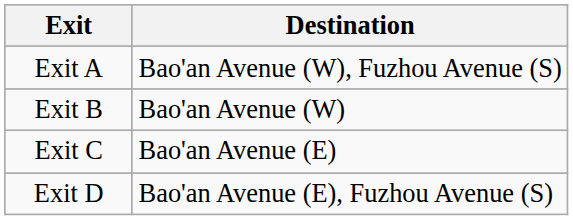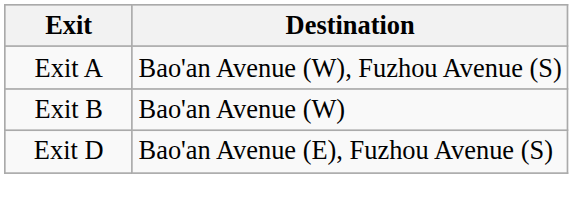- row: (69, 151)
